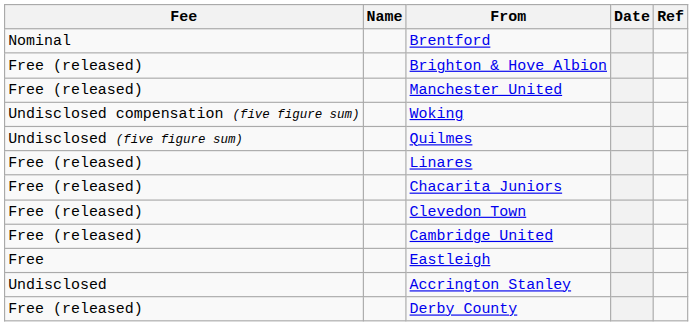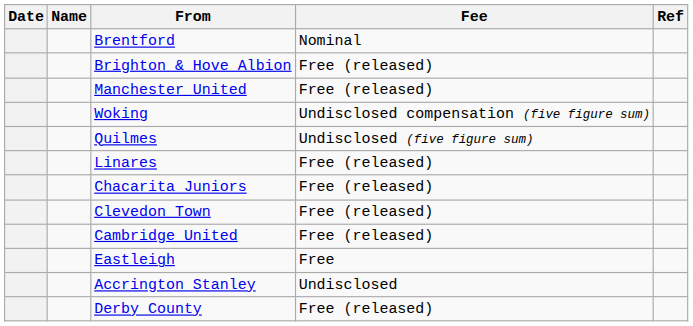columns swapped: (632, 17) <-> (184, 17)
